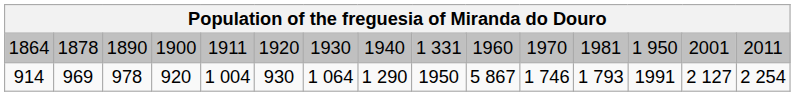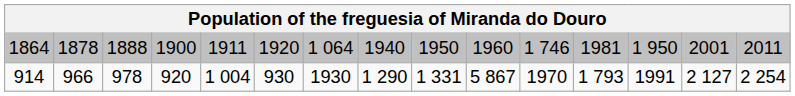(127, 47) 1890 -> (127, 47) 1888
(331, 47) 1930 -> (331, 47) 1 064
(439, 47) 1 331 -> (439, 47) 1950
(547, 47) 1970 -> (547, 47) 1 746
(78, 76) 969 -> (78, 76) 966
(331, 76) 1 064 -> (331, 76) 1930
(439, 76) 1950 -> (439, 76) 1 331
(547, 76) 1 746 -> (547, 76) 1970
